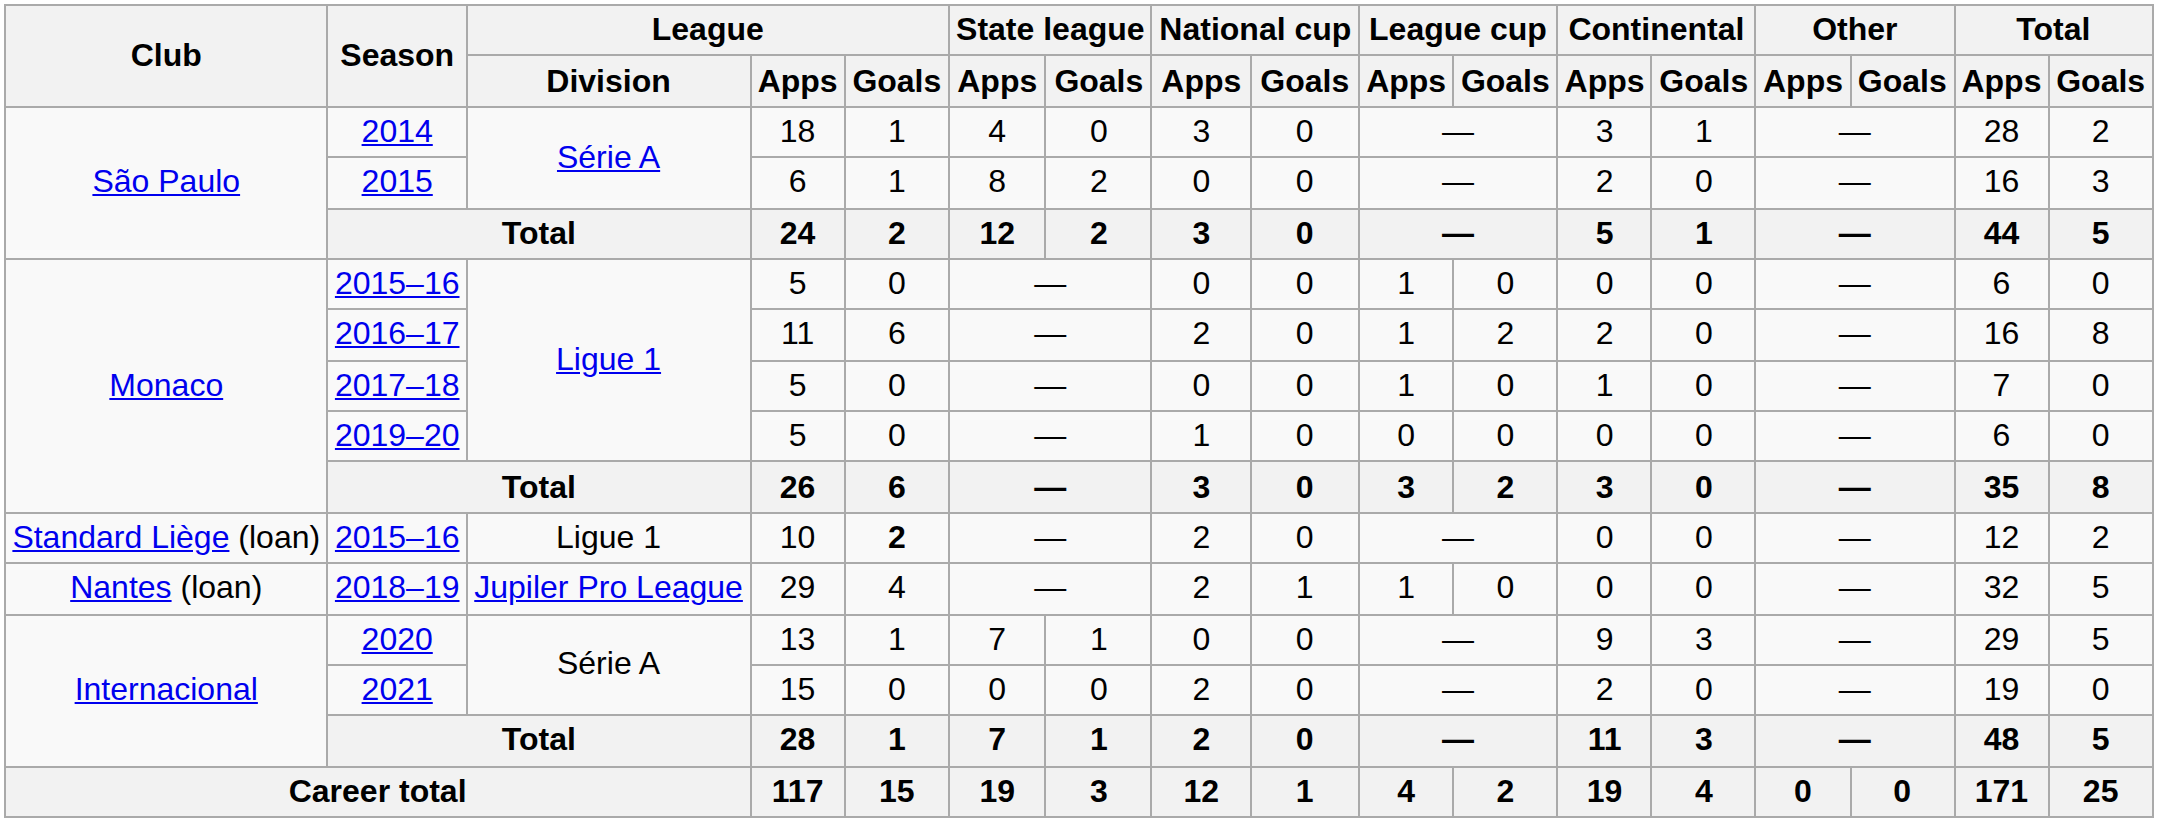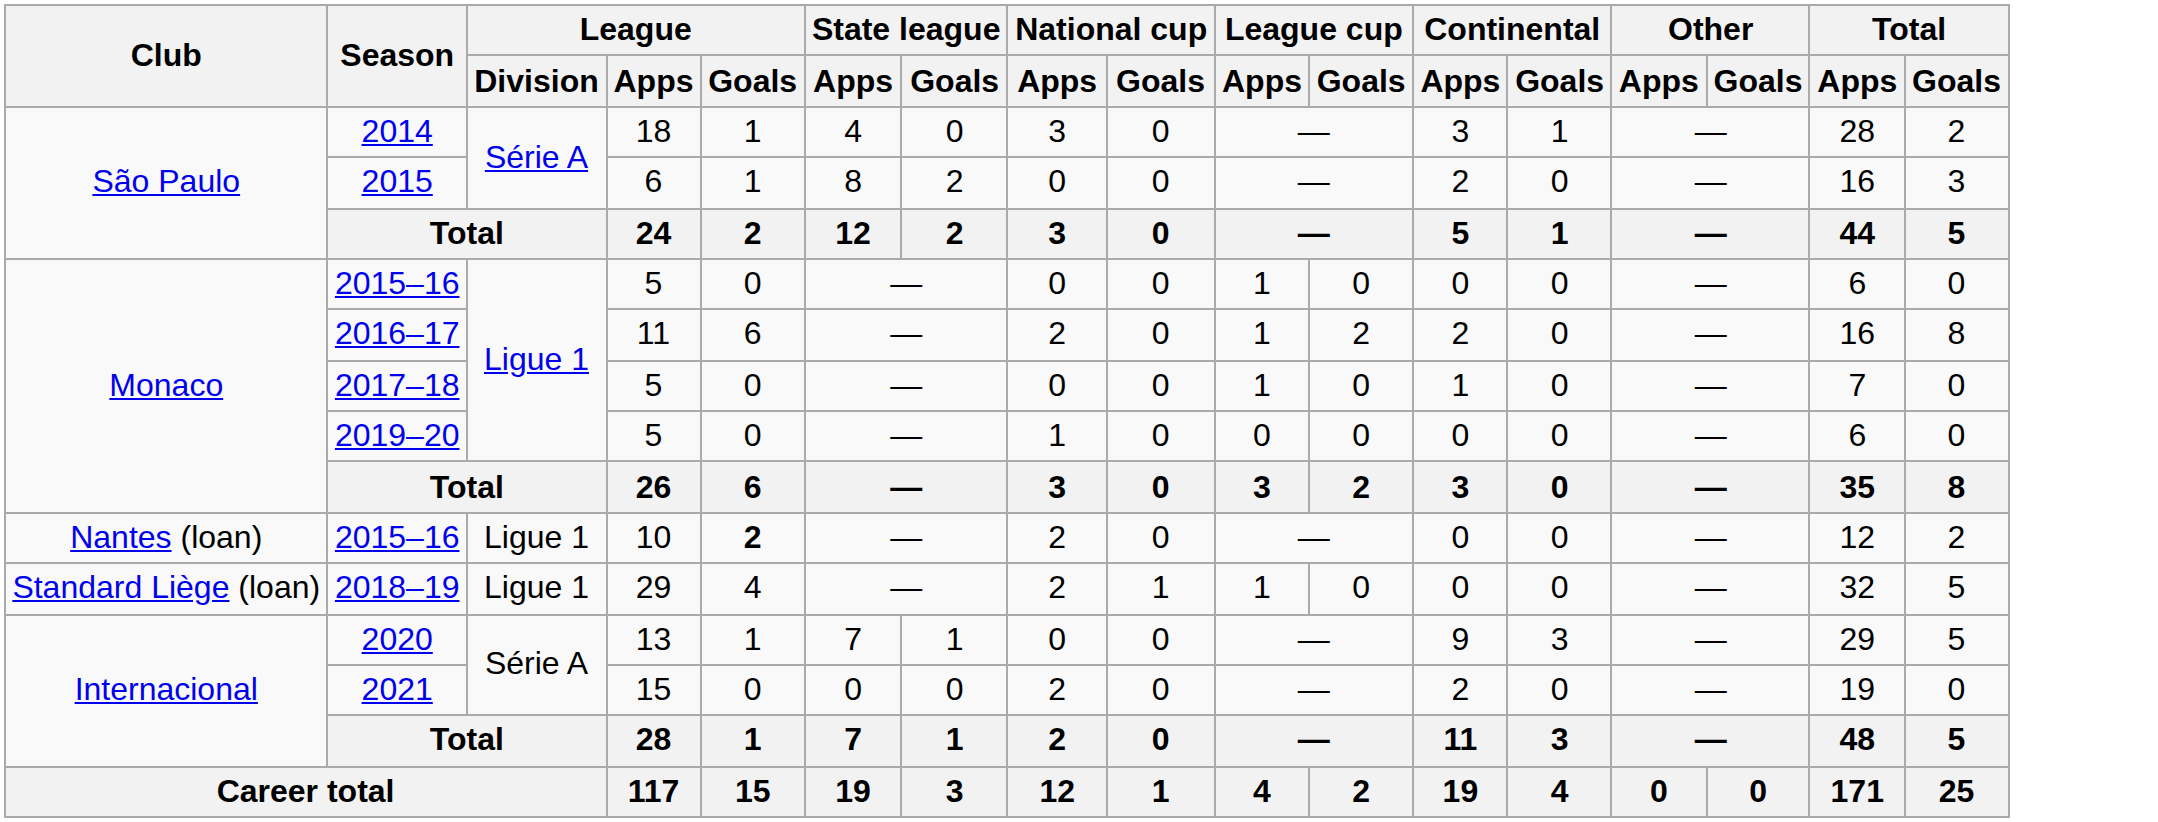(166, 537) Standard Liège (loan) -> (166, 537) Nantes (loan)
(166, 588) Nantes (loan) -> (166, 588) Standard Liège (loan)
(609, 588) Jupiler Pro League -> (536, 588) Ligue 1
